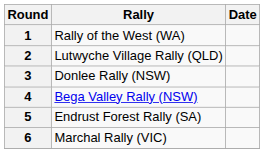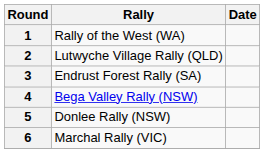(112, 76) Donlee Rally (NSW) -> (128, 76) Endrust Forest Rally (SA)
(128, 117) Endrust Forest Rally (SA) -> (112, 117) Donlee Rally (NSW)
